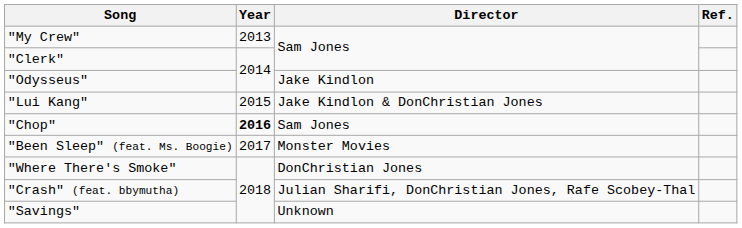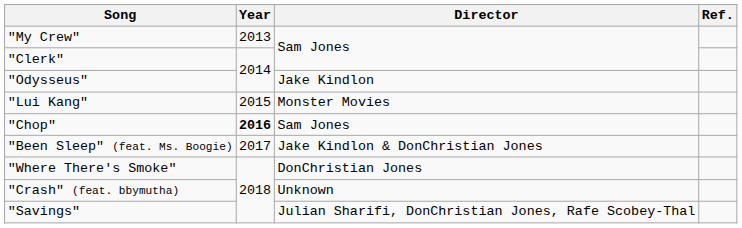(410, 103) Jake Kindlon & DonChristian Jones -> (334, 103) Monster Movies
(334, 146) Monster Movies -> (410, 146) Jake Kindlon & DonChristian Jones
(486, 190) Julian Sharifi, DonChristian Jones, Rafe Scobey-Thal -> (306, 190) Unknown
(306, 212) Unknown -> (486, 212) Julian Sharifi, DonChristian Jones, Rafe Scobey-Thal
